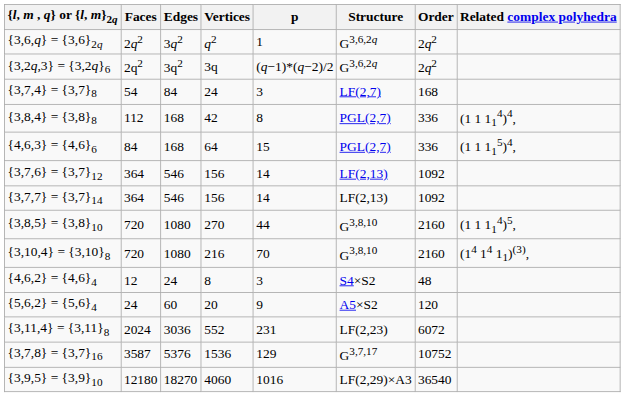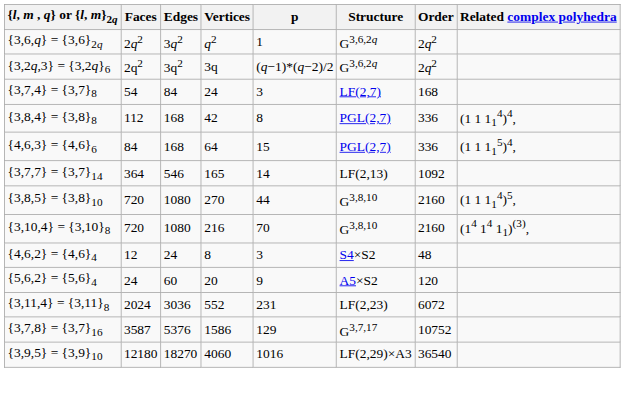- row: (55, 173)
(214, 198) 156 -> (214, 173) 165
(218, 354) 1536 -> (218, 329) 1586
